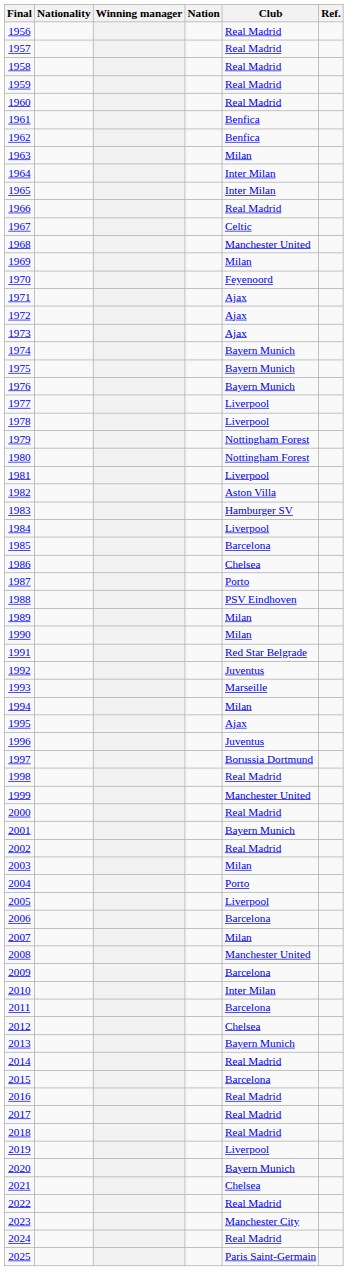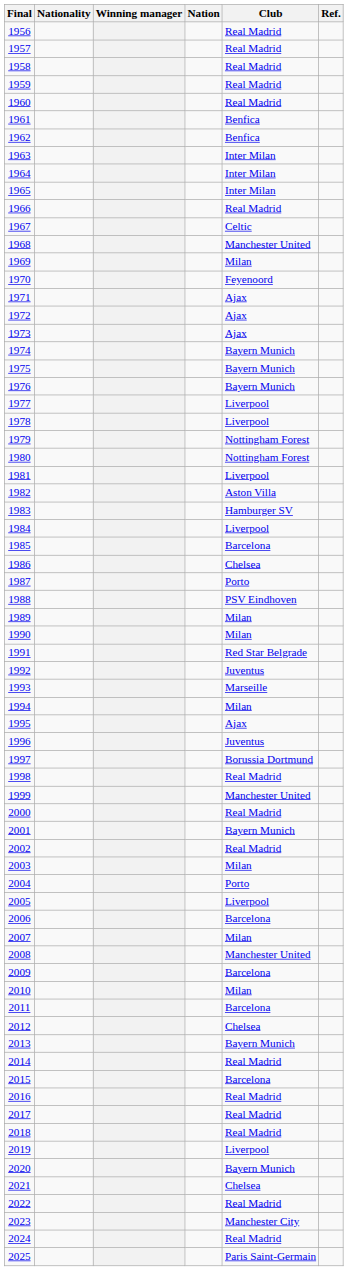(238, 155) Milan -> (250, 155) Inter Milan
(250, 990) Inter Milan -> (238, 990) Milan
